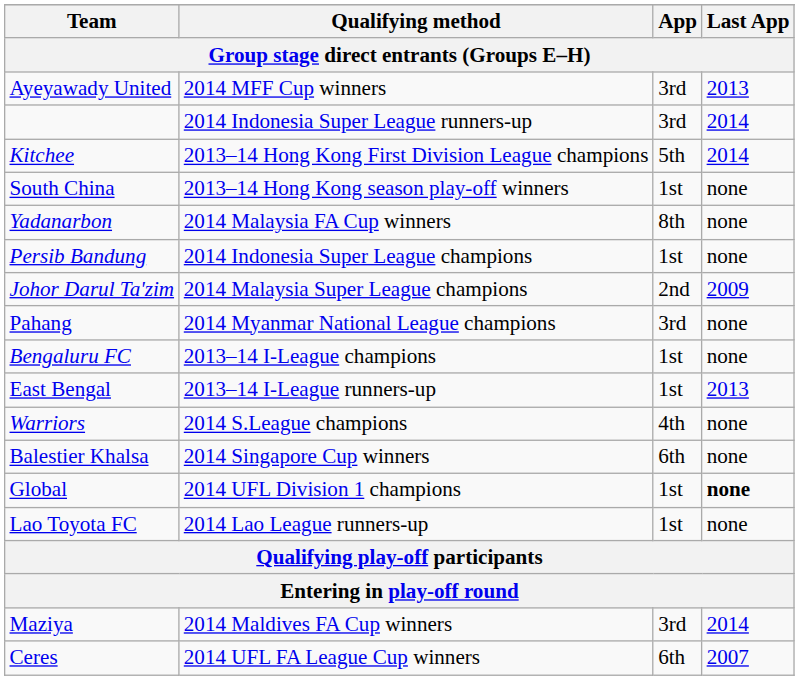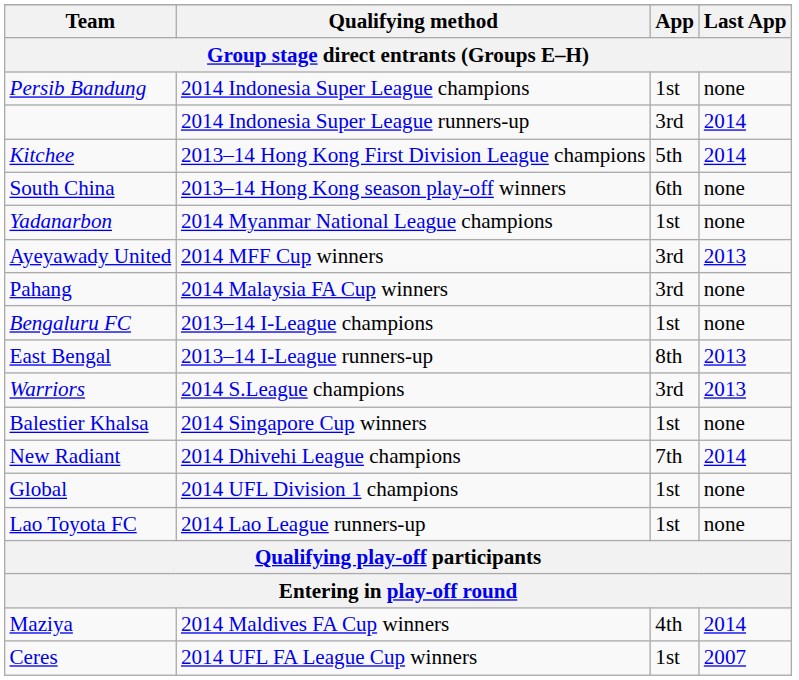rows swapped: (78, 255) <-> (90, 88)
(670, 188) 1st -> (669, 188) 6th
(317, 222) 2014 Malaysia FA Cup winners -> (367, 222) 2014 Myanmar National League champions
(672, 222) 8th -> (668, 222) 1st
- row: (92, 289)
(370, 322) 2014 Myanmar National League champions -> (315, 289) 2014 Malaysia FA Cup winners
(670, 389) 1st -> (669, 356) 8th
(672, 423) 4th -> (669, 389) 3rd
(727, 423) none -> (725, 389) 2013
(672, 456) 6th -> (668, 423) 1st
+ row: (65, 456)
(728, 490) bold -> (724, 490) normal
(672, 624) 3rd -> (669, 624) 4th
(672, 657) 6th -> (668, 657) 1st
